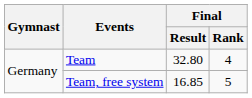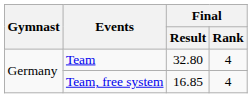(228, 82) 5 -> (228, 82) 4
